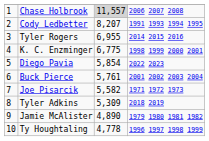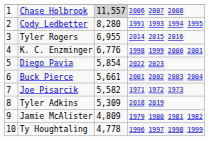(109, 24) 8,207 -> (109, 24) 8,280
(109, 50) 6,775 -> (109, 50) 6,776
(109, 77) 5,761 -> (109, 77) 5,661
(109, 116) 4,890 -> (109, 116) 4,809
